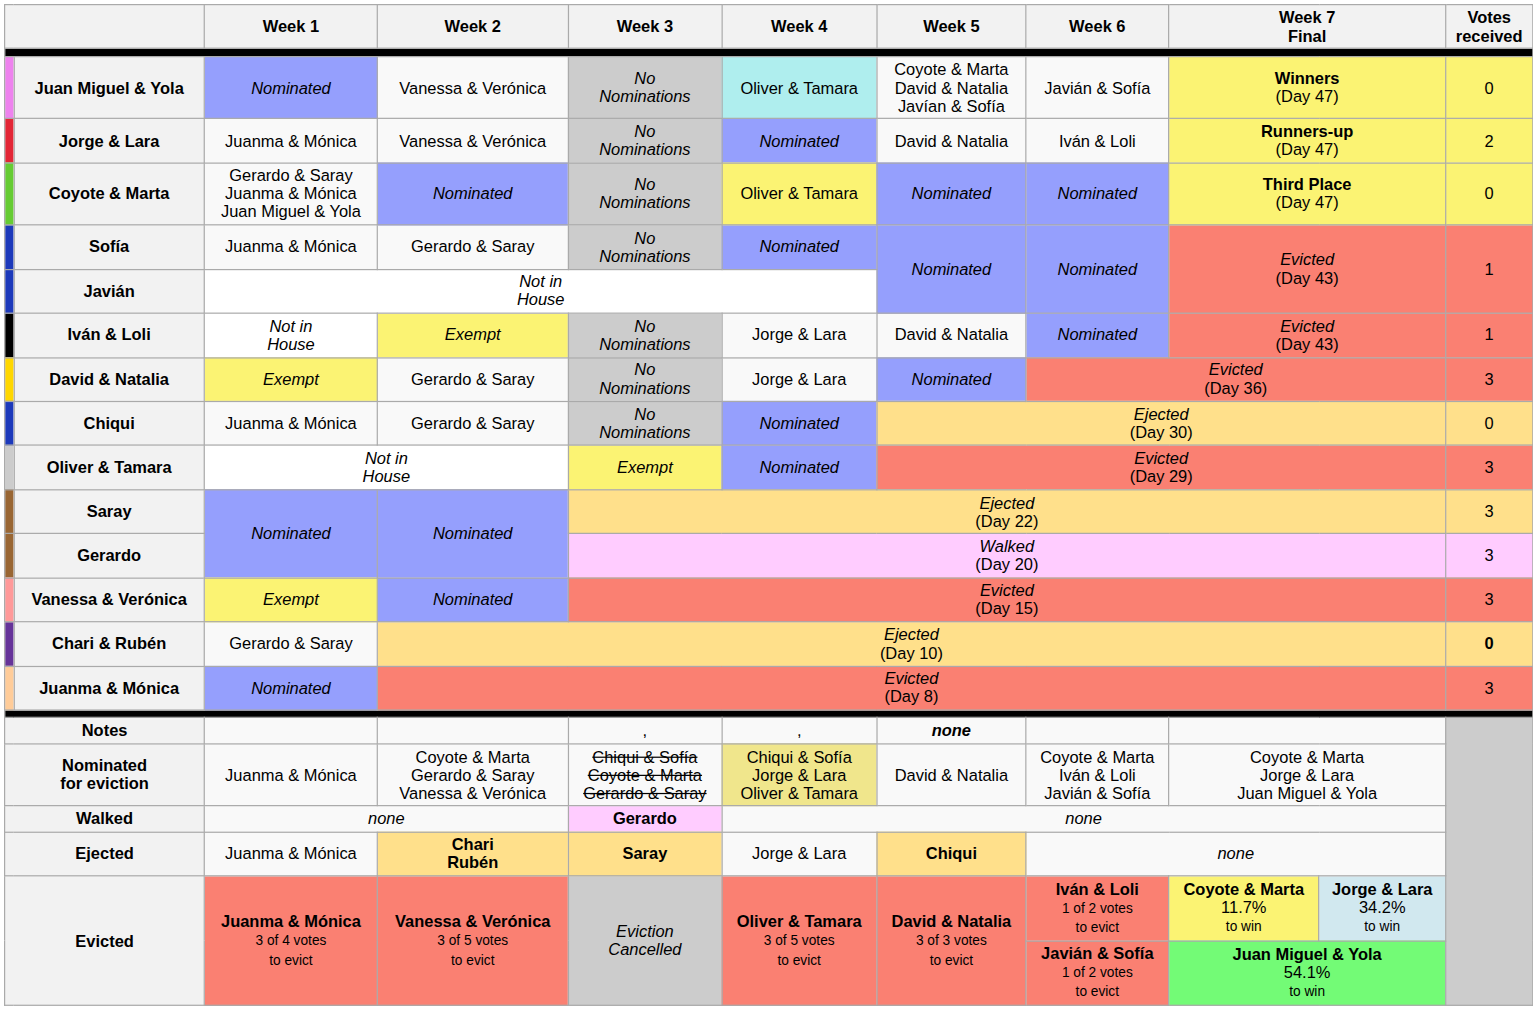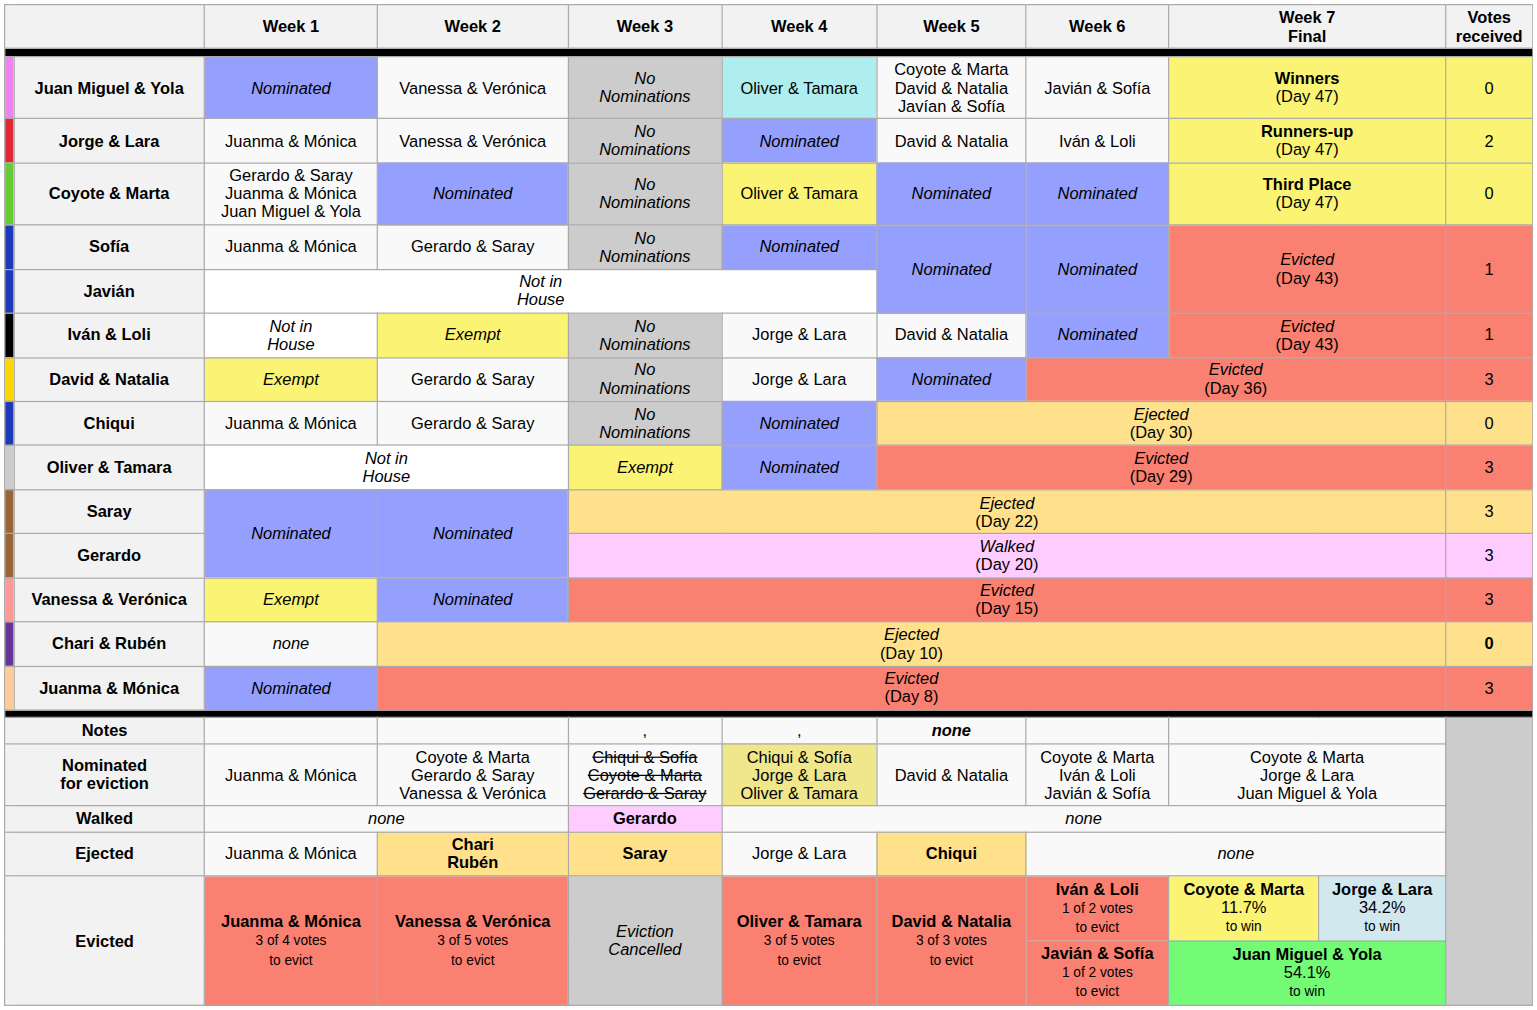(291, 643) Gerardo & Saray -> (291, 643) none
